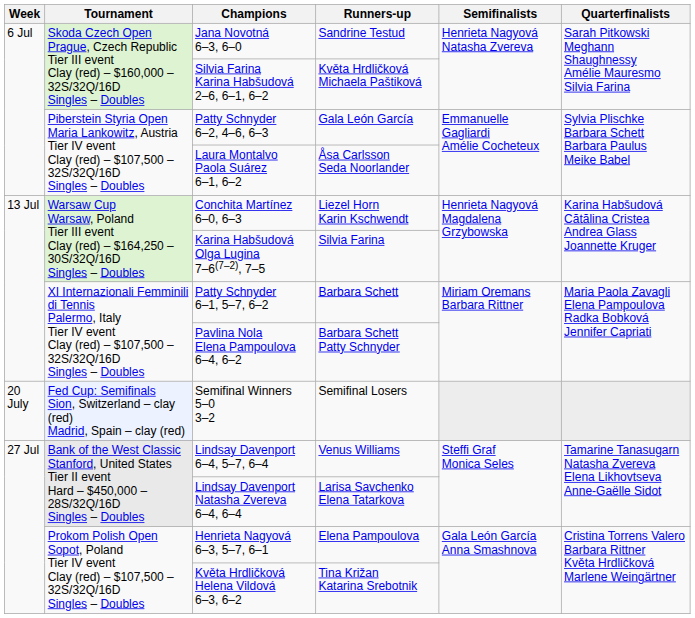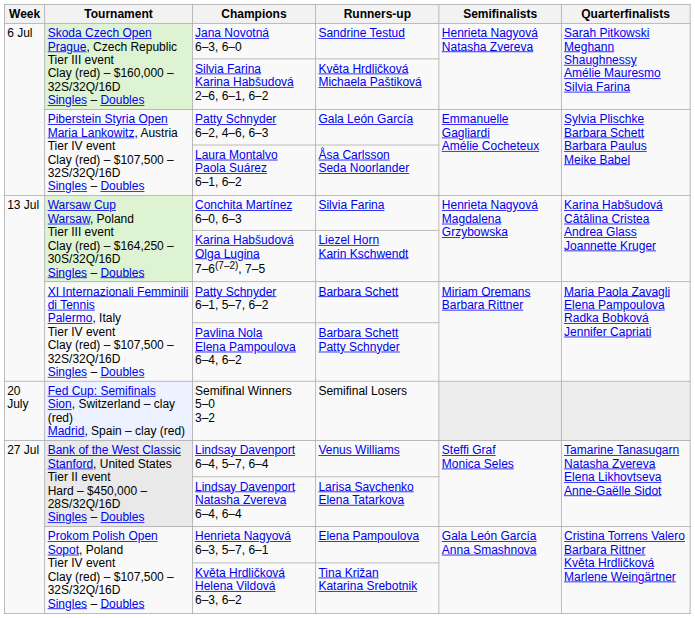(363, 212) Liezel Horn Karin Kschwendt -> (351, 205) Silvia Farina
(351, 240) Silvia Farina -> (363, 247) Liezel Horn Karin Kschwendt
